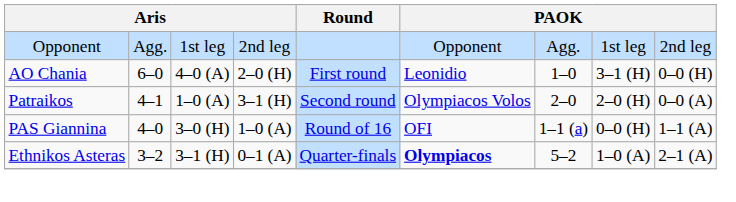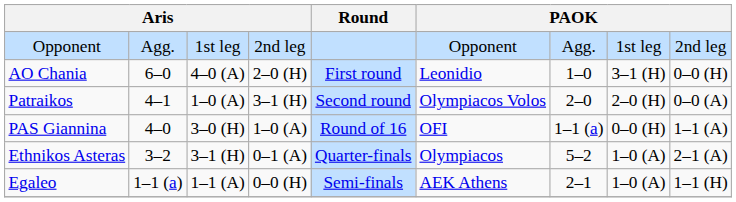(448, 155) bold -> (461, 155) normal
+ row: (33, 182)
